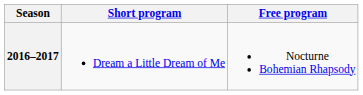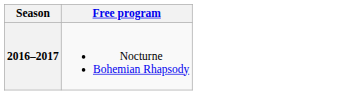- column: (145, 13)
